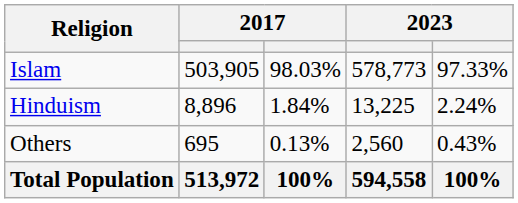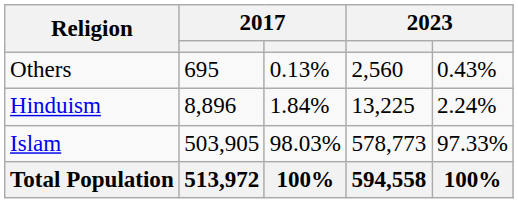rows swapped: (36, 69) <-> (41, 143)
